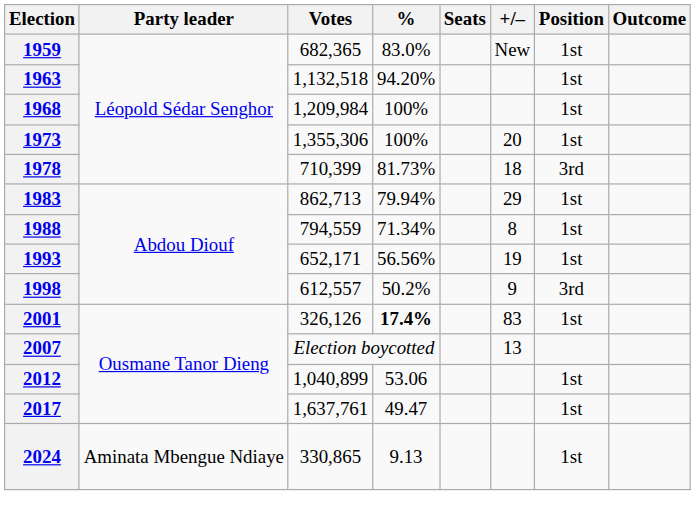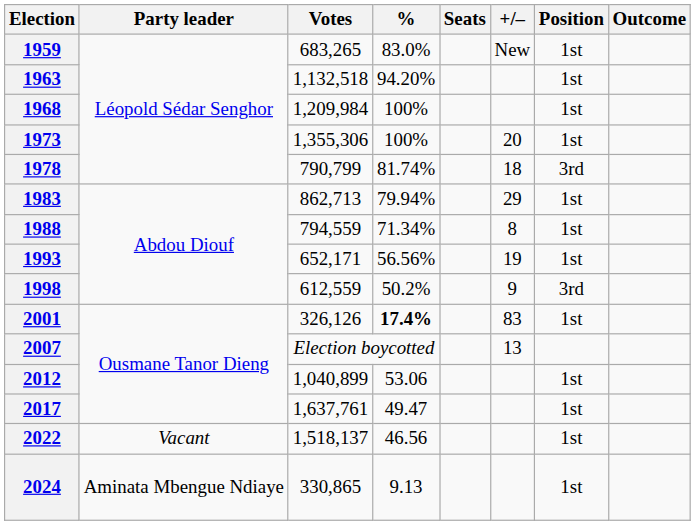(330, 49) 682,365 -> (330, 49) 683,265
(330, 169) 710,399 -> (330, 169) 790,799
(406, 169) 81.73% -> (406, 169) 81.74%
(330, 288) 612,557 -> (330, 288) 612,559
+ row: (42, 438)
